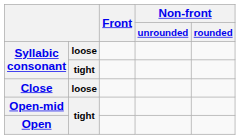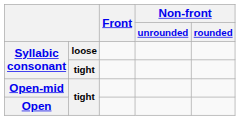- row: (37, 87)
